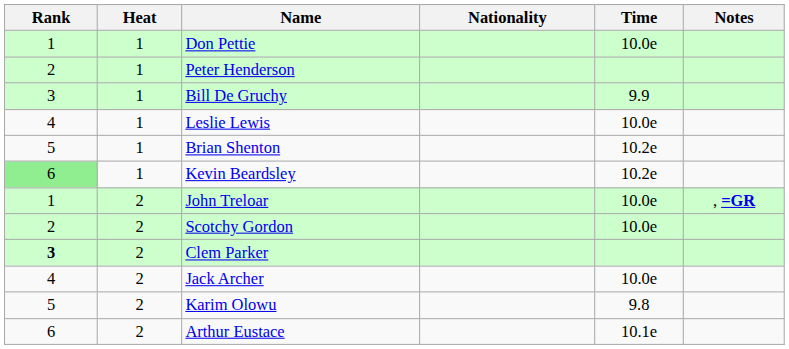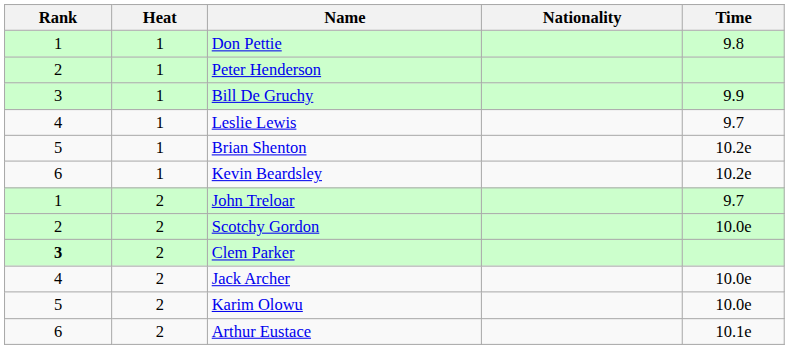- column: (734, 17)
(639, 43) 10.0e -> (734, 43) 9.8
(639, 122) 10.0e -> (734, 122) 9.7
(51, 174) lightgreen background -> (58, 174) no background
(639, 200) 10.0e -> (734, 200) 9.7
(639, 305) 9.8 -> (734, 305) 10.0e
